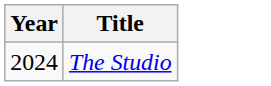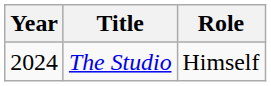+ column: (221, 23)
